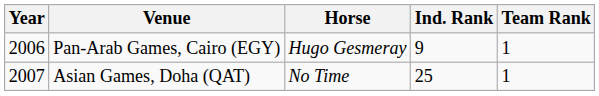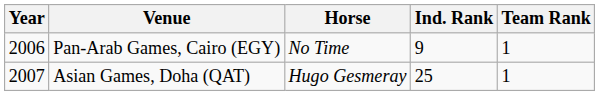(347, 47) Hugo Gesmeray -> (319, 47) No Time
(319, 76) No Time -> (347, 76) Hugo Gesmeray
